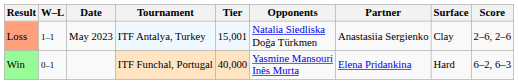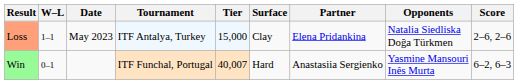columns swapped: (451, 13) <-> (293, 13)
(232, 36) 15,001 -> (232, 36) 15,000
(383, 36) Anastasiia Sergienko -> (329, 36) Elena Pridankina
(232, 65) 40,000 -> (232, 65) 40,007
(375, 65) Elena Pridankina -> (338, 65) Anastasiia Sergienko
